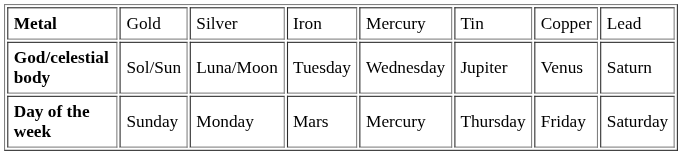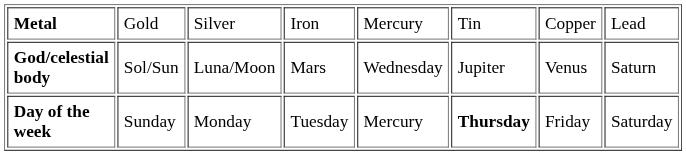(322, 67) Tuesday -> (308, 67) Mars
(311, 121) Mars -> (319, 121) Tuesday
(493, 121) normal -> (494, 121) bold
